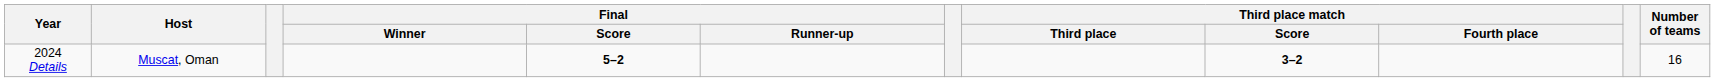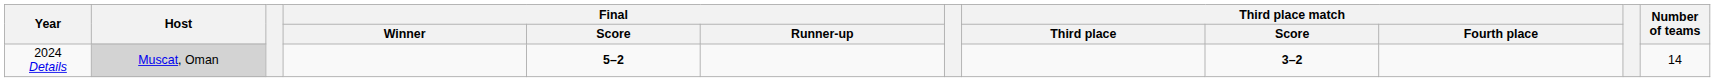(178, 61) no background -> (178, 61) lightgrey background
(1675, 61) 16 -> (1675, 61) 14
